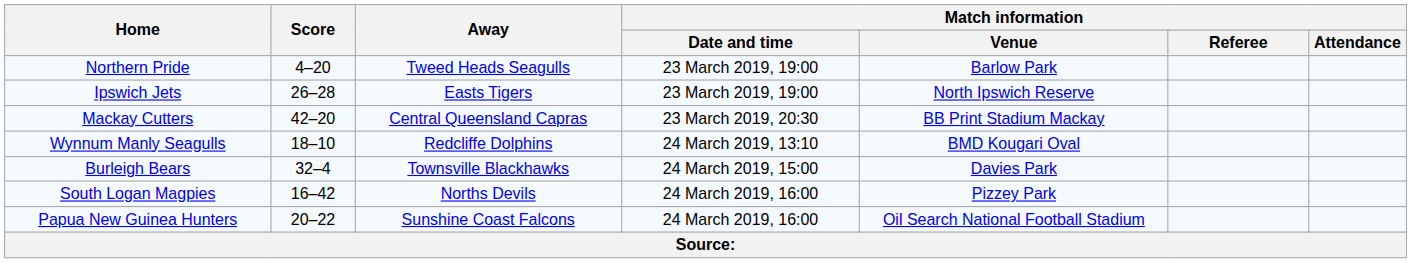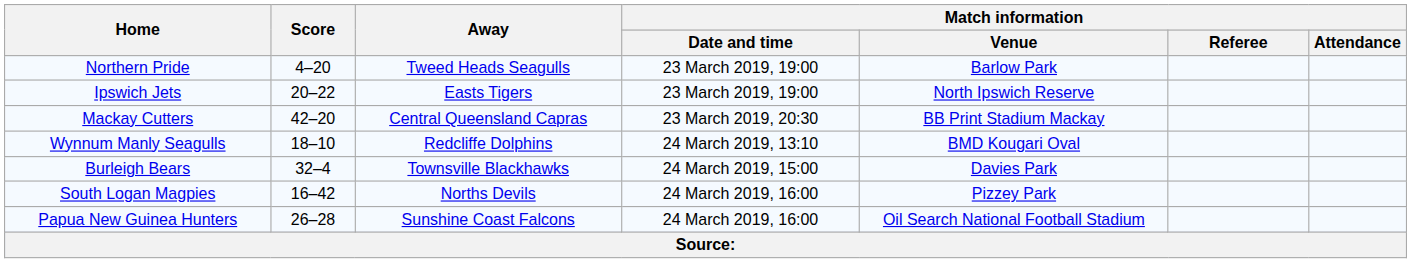(313, 93) 26–28 -> (313, 93) 20–22
(313, 220) 20–22 -> (313, 220) 26–28
